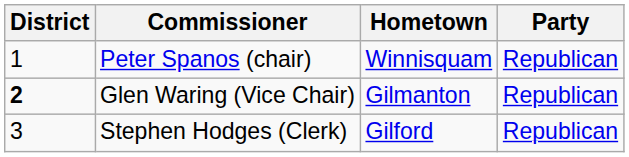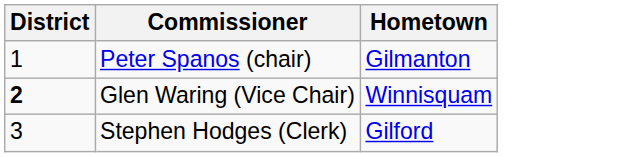- column: (560, 22)
(429, 59) Winnisquam -> (418, 59) Gilmanton
(418, 95) Gilmanton -> (429, 95) Winnisquam
